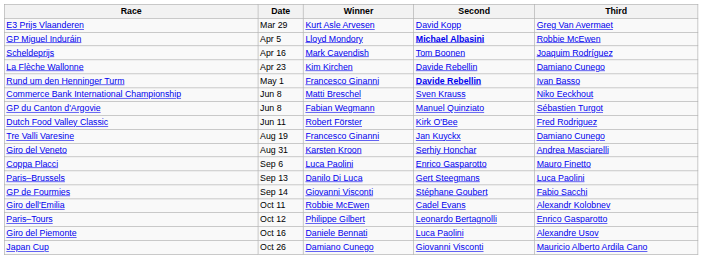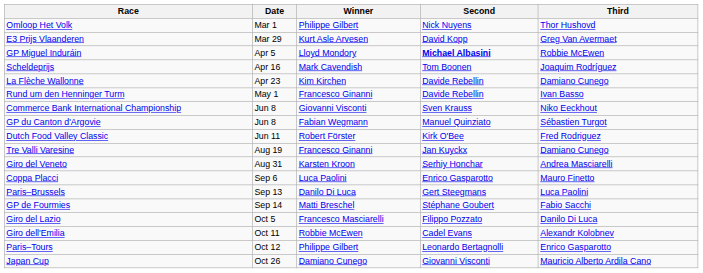+ row: (39, 26)
(449, 81) bold -> (453, 95) normal
(333, 95) Matti Breschel -> (333, 109) Giovanni Visconti
(339, 192) Giovanni Visconti -> (327, 206) Matti Breschel
+ row: (33, 220)
- row: (41, 234)
